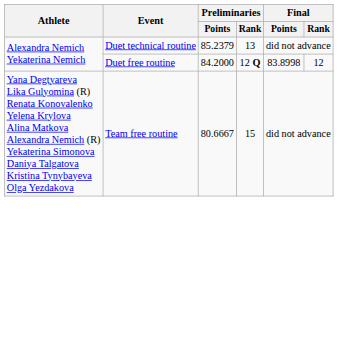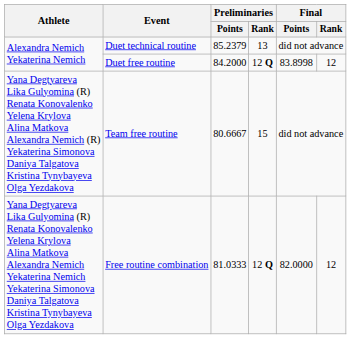+ row: (157, 265)
